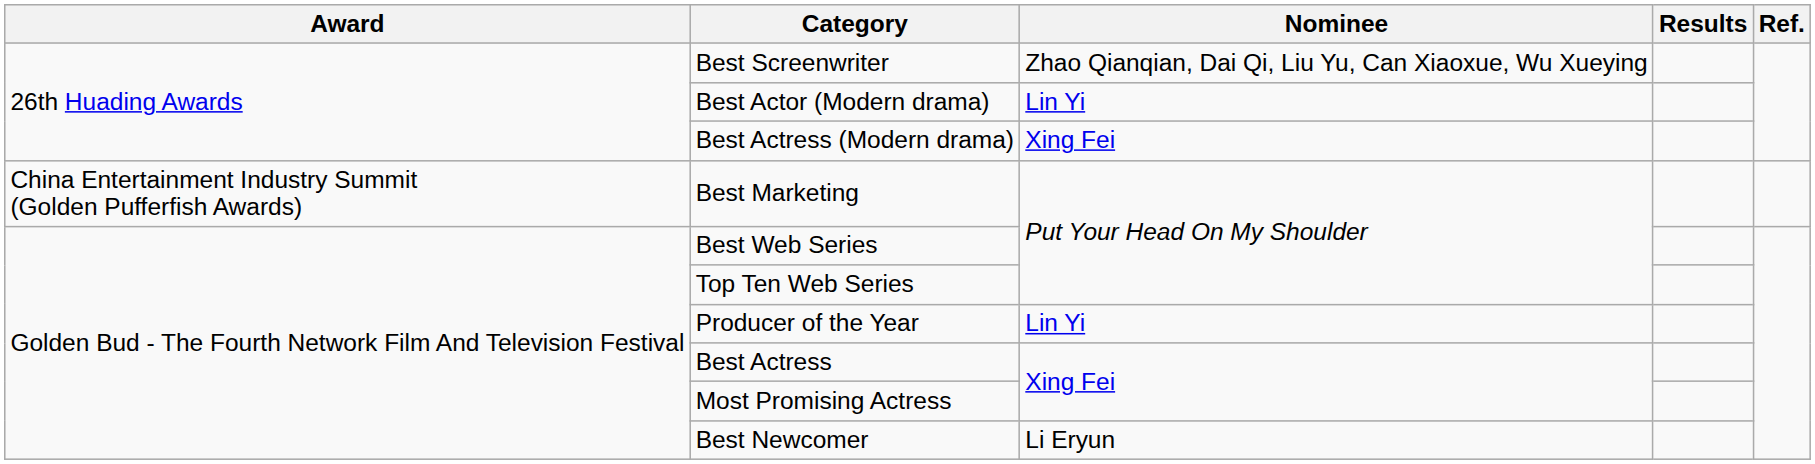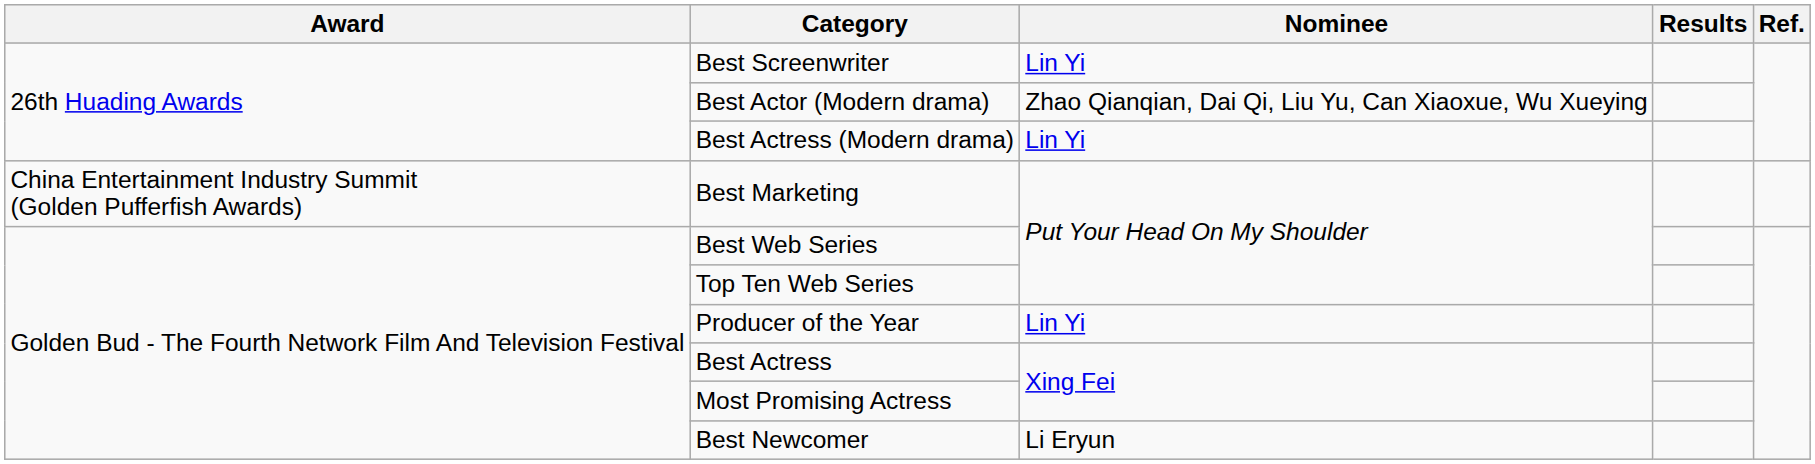(1336, 62) Zhao Qianqian, Dai Qi, Liu Yu, Can Xiaoxue, Wu Xueying -> (1055, 62) Lin Yi
(1055, 101) Lin Yi -> (1336, 101) Zhao Qianqian, Dai Qi, Liu Yu, Can Xiaoxue, Wu Xueying
(1070, 140) Xing Fei -> (1055, 140) Lin Yi
